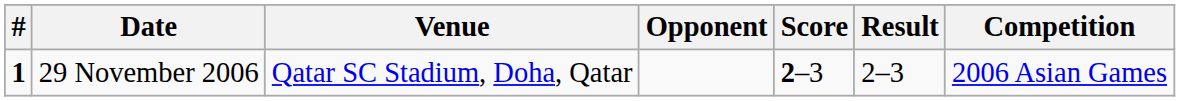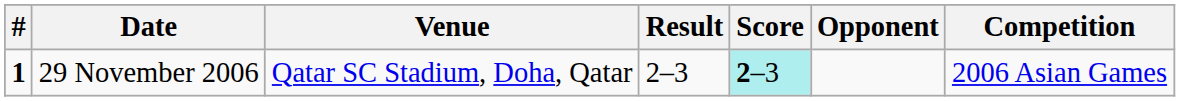columns swapped: (707, 27) <-> (900, 27)
(802, 72) no background -> (758, 72) paleturquoise background
